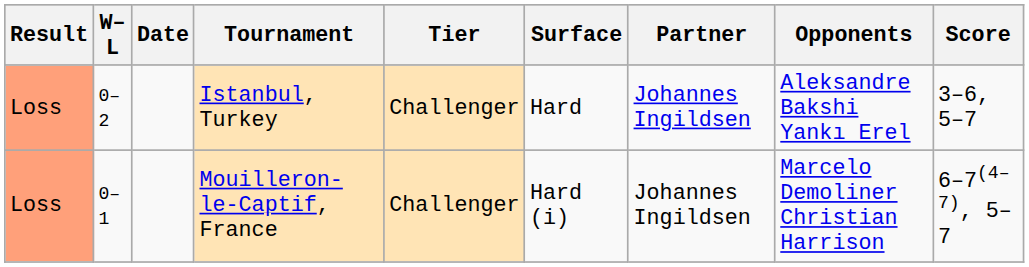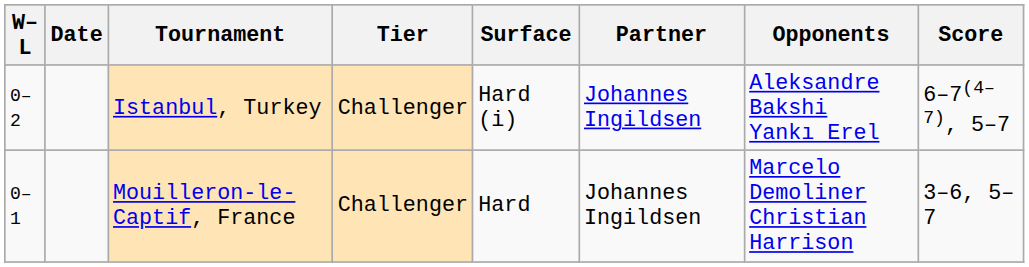- column: (49, 35)
(556, 108) Hard -> (504, 108) Hard (i)
(964, 108) 3–6, 5–7 -> (967, 108) 6–7(4–7), 5–7
(556, 206) Hard (i) -> (504, 206) Hard
(975, 206) 6–7(4–7), 5–7 -> (969, 206) 3–6, 5–7
